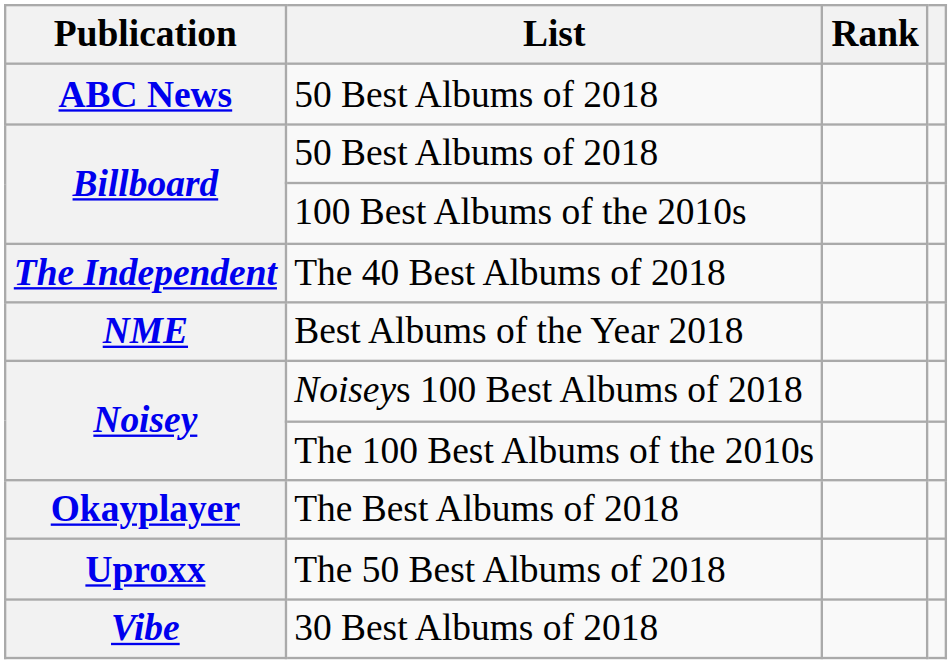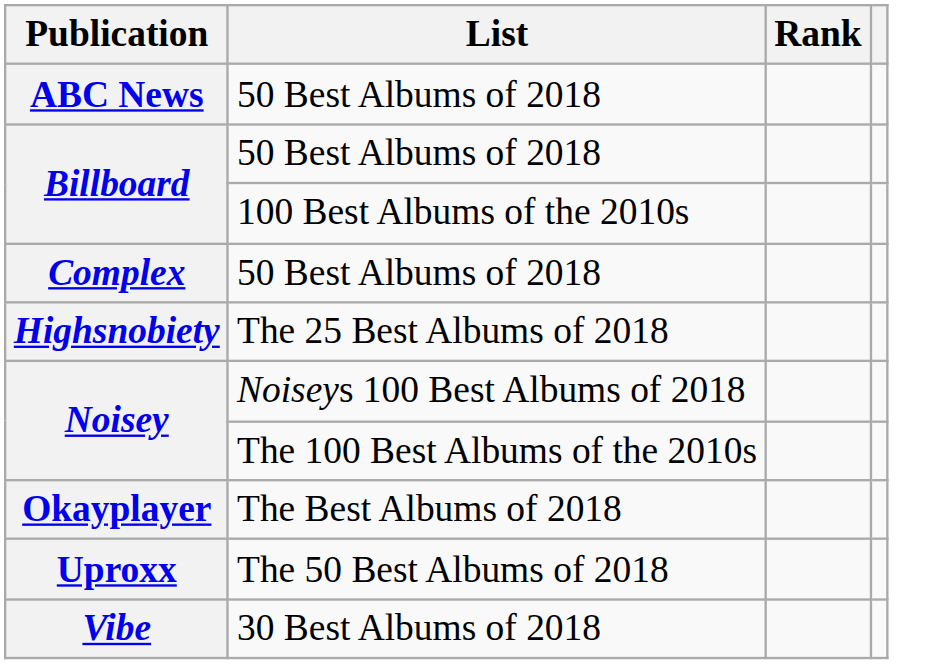+ row: (117, 271)
+ row: (117, 331)
- row: (145, 271)
- row: (145, 331)
